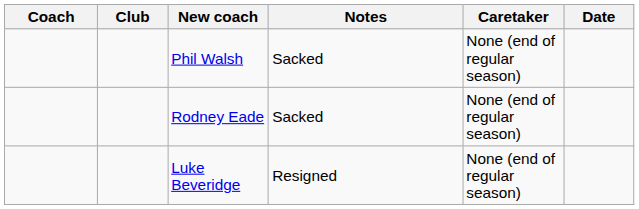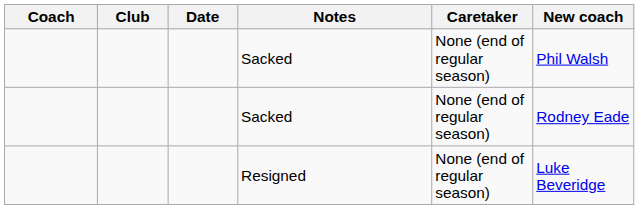columns swapped: (599, 17) <-> (218, 17)
